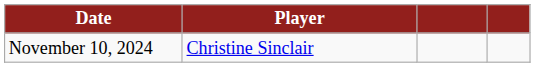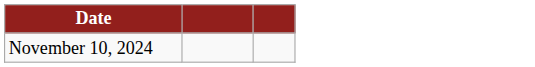- column: (300, 18)
